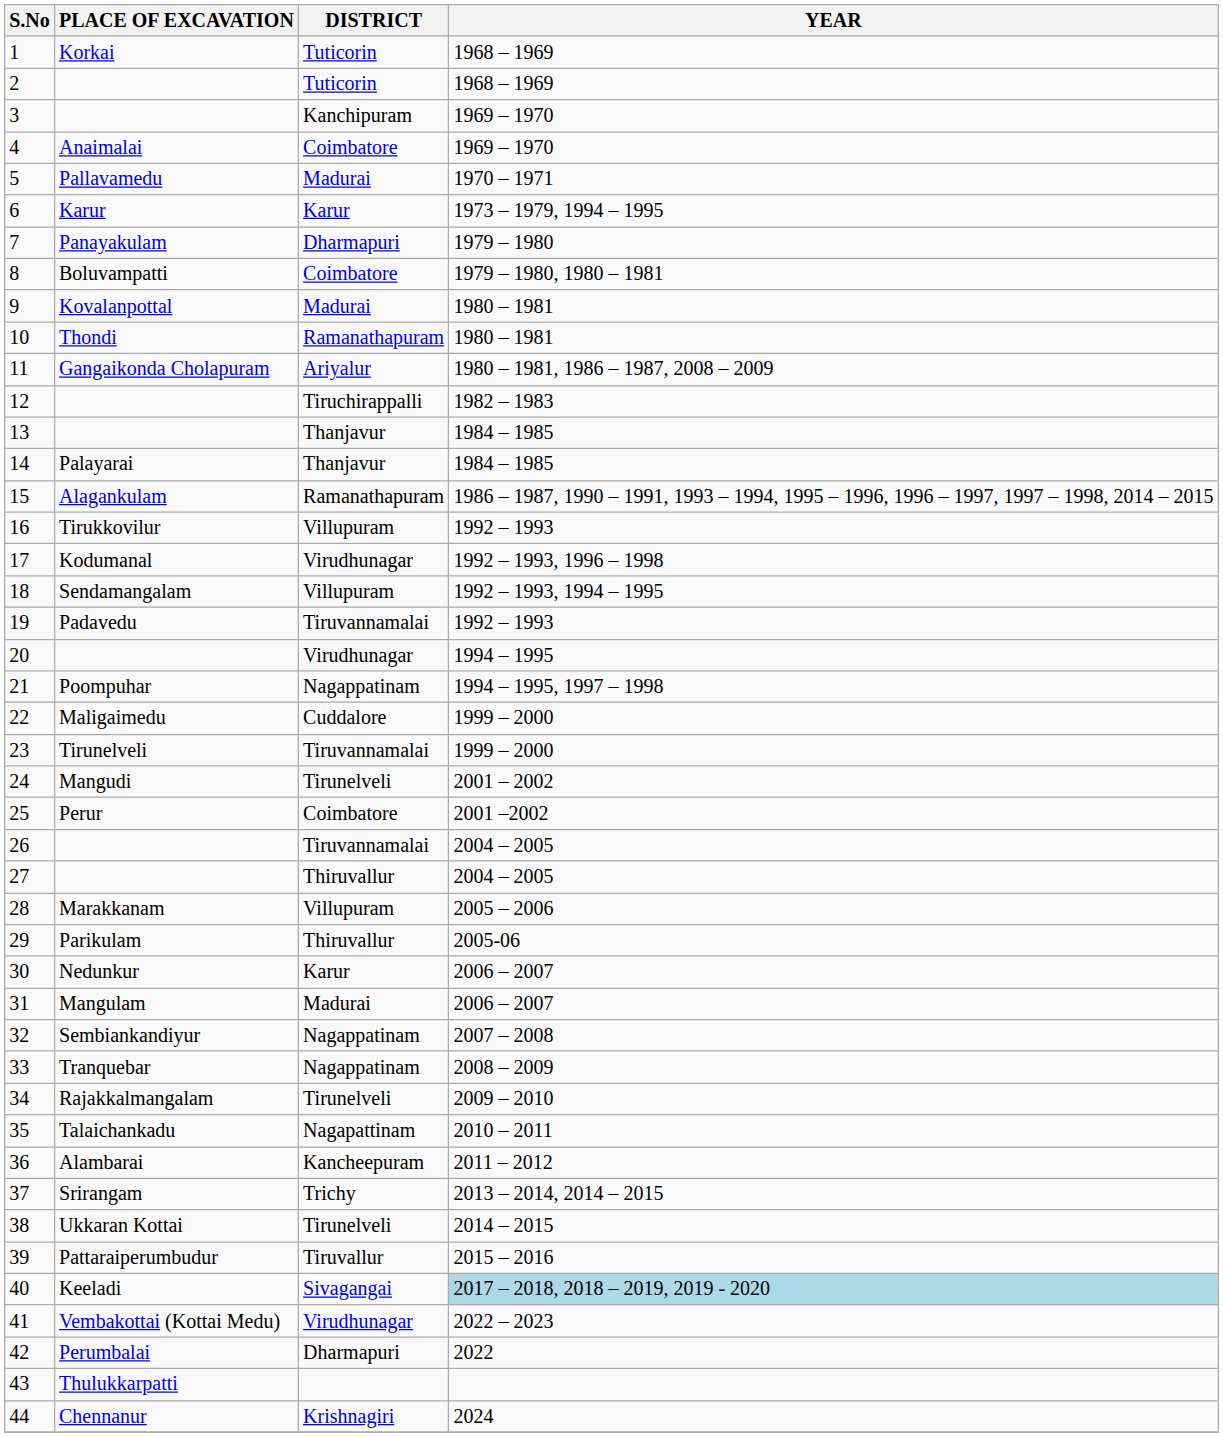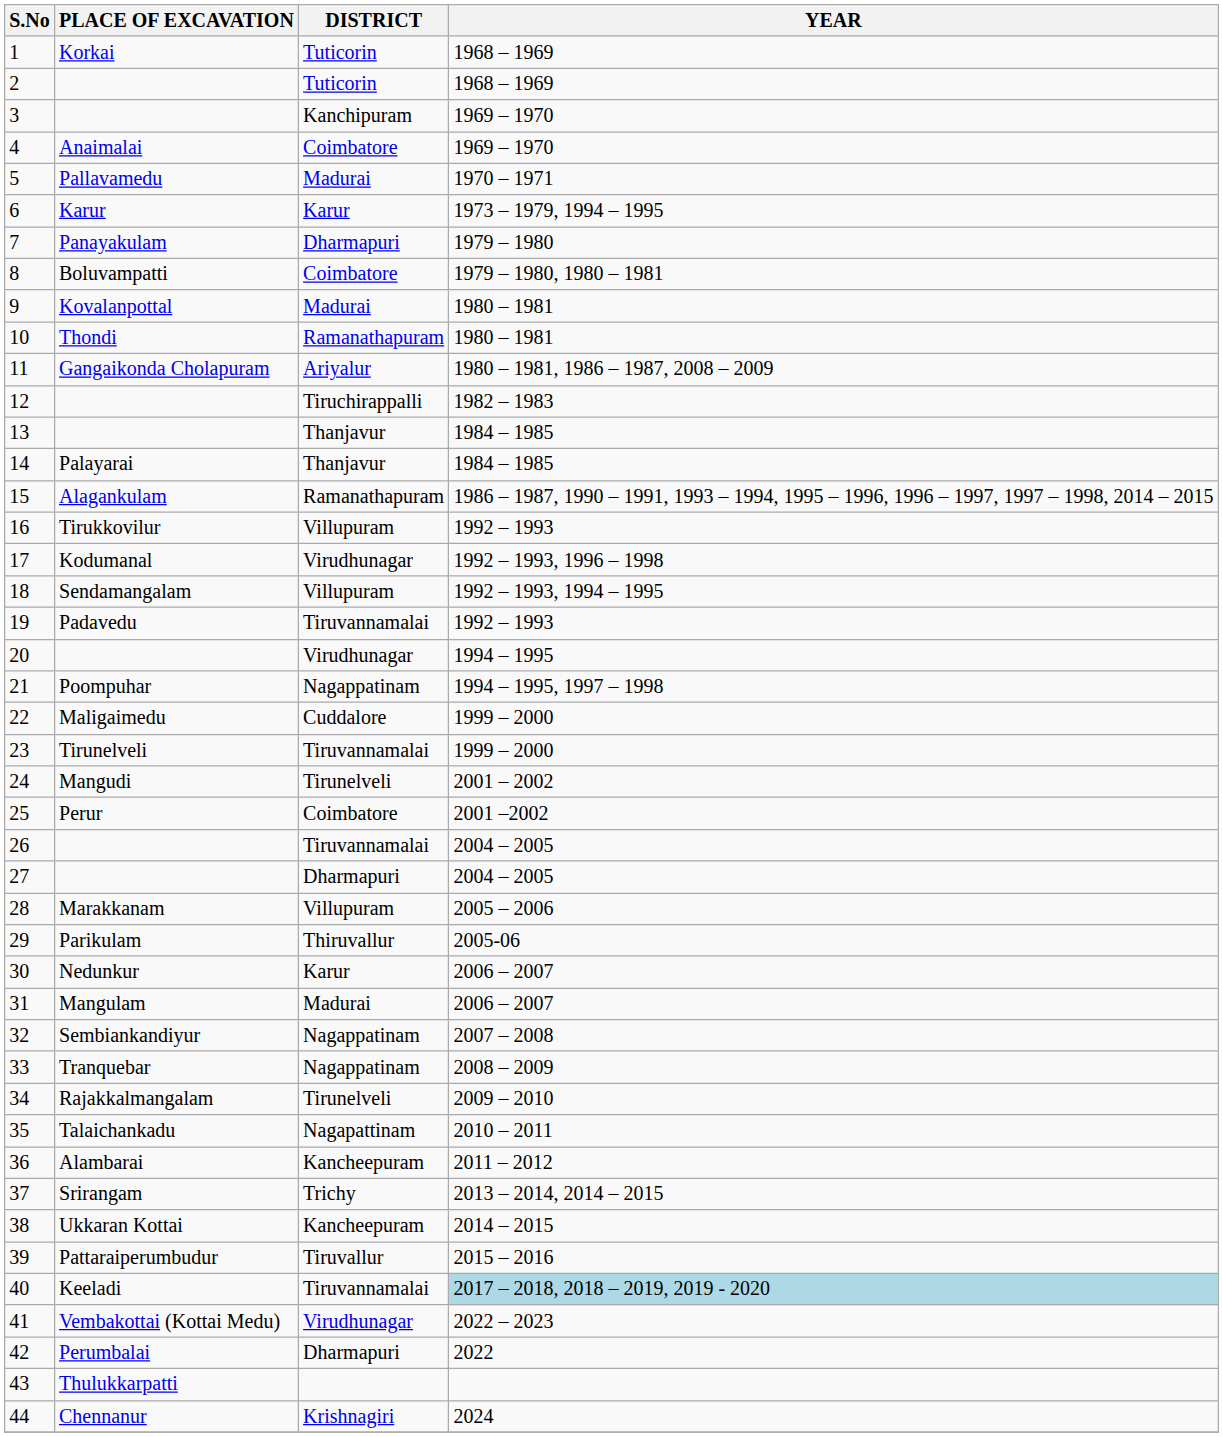(349, 876) Thiruvallur -> (351, 876) Dharmapuri
(347, 1225) Tirunelveli -> (364, 1225) Kancheepuram
(348, 1289) Sivagangai -> (366, 1289) Tiruvannamalai
